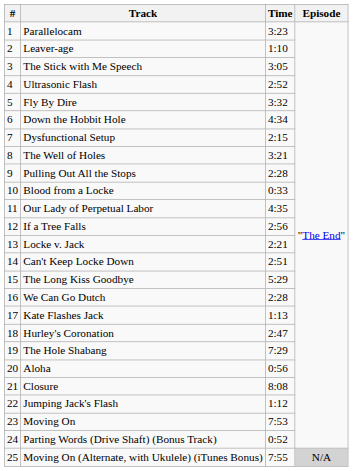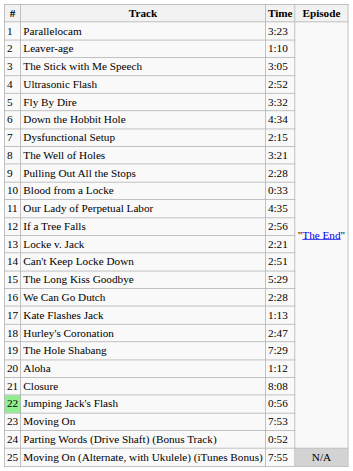(278, 368) 0:56 -> (278, 368) 1:12
(13, 404) no background -> (13, 404) lightgreen background
(278, 404) 1:12 -> (278, 404) 0:56
